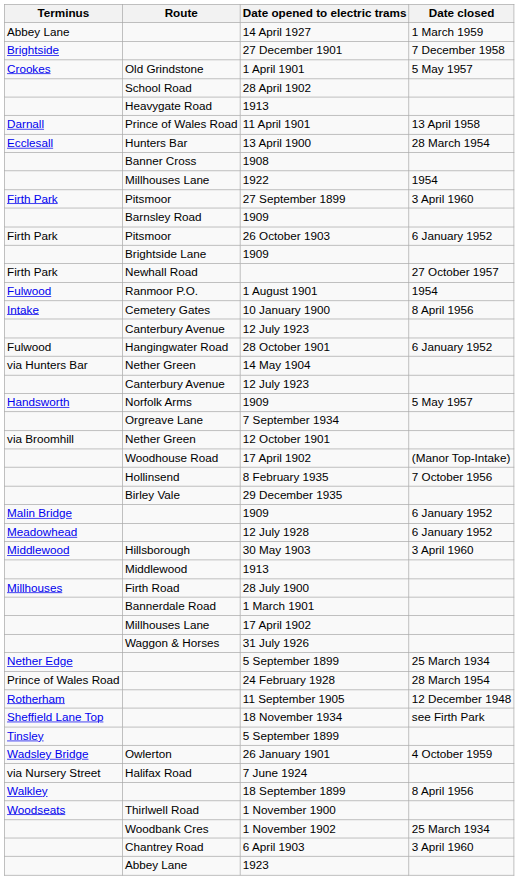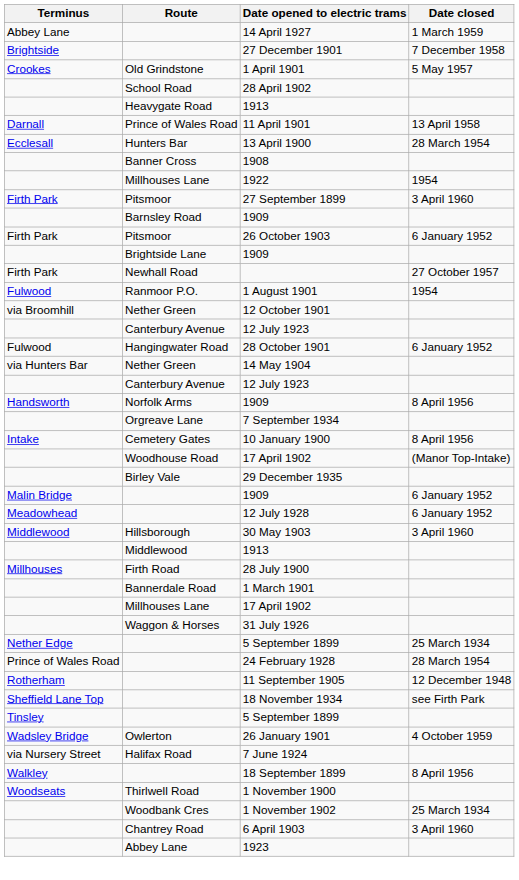rows swapped: (160, 439) <-> (167, 310)
(442, 402) 5 May 1957 -> (443, 402) 8 April 1956
- row: (152, 476)
